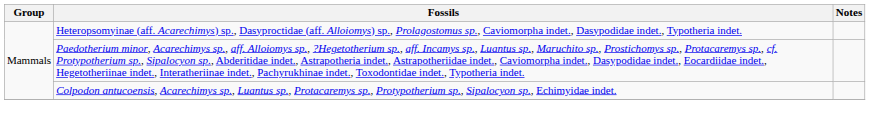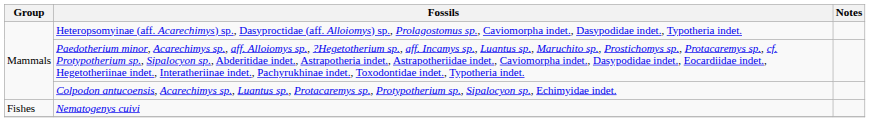+ row: (98, 108)
